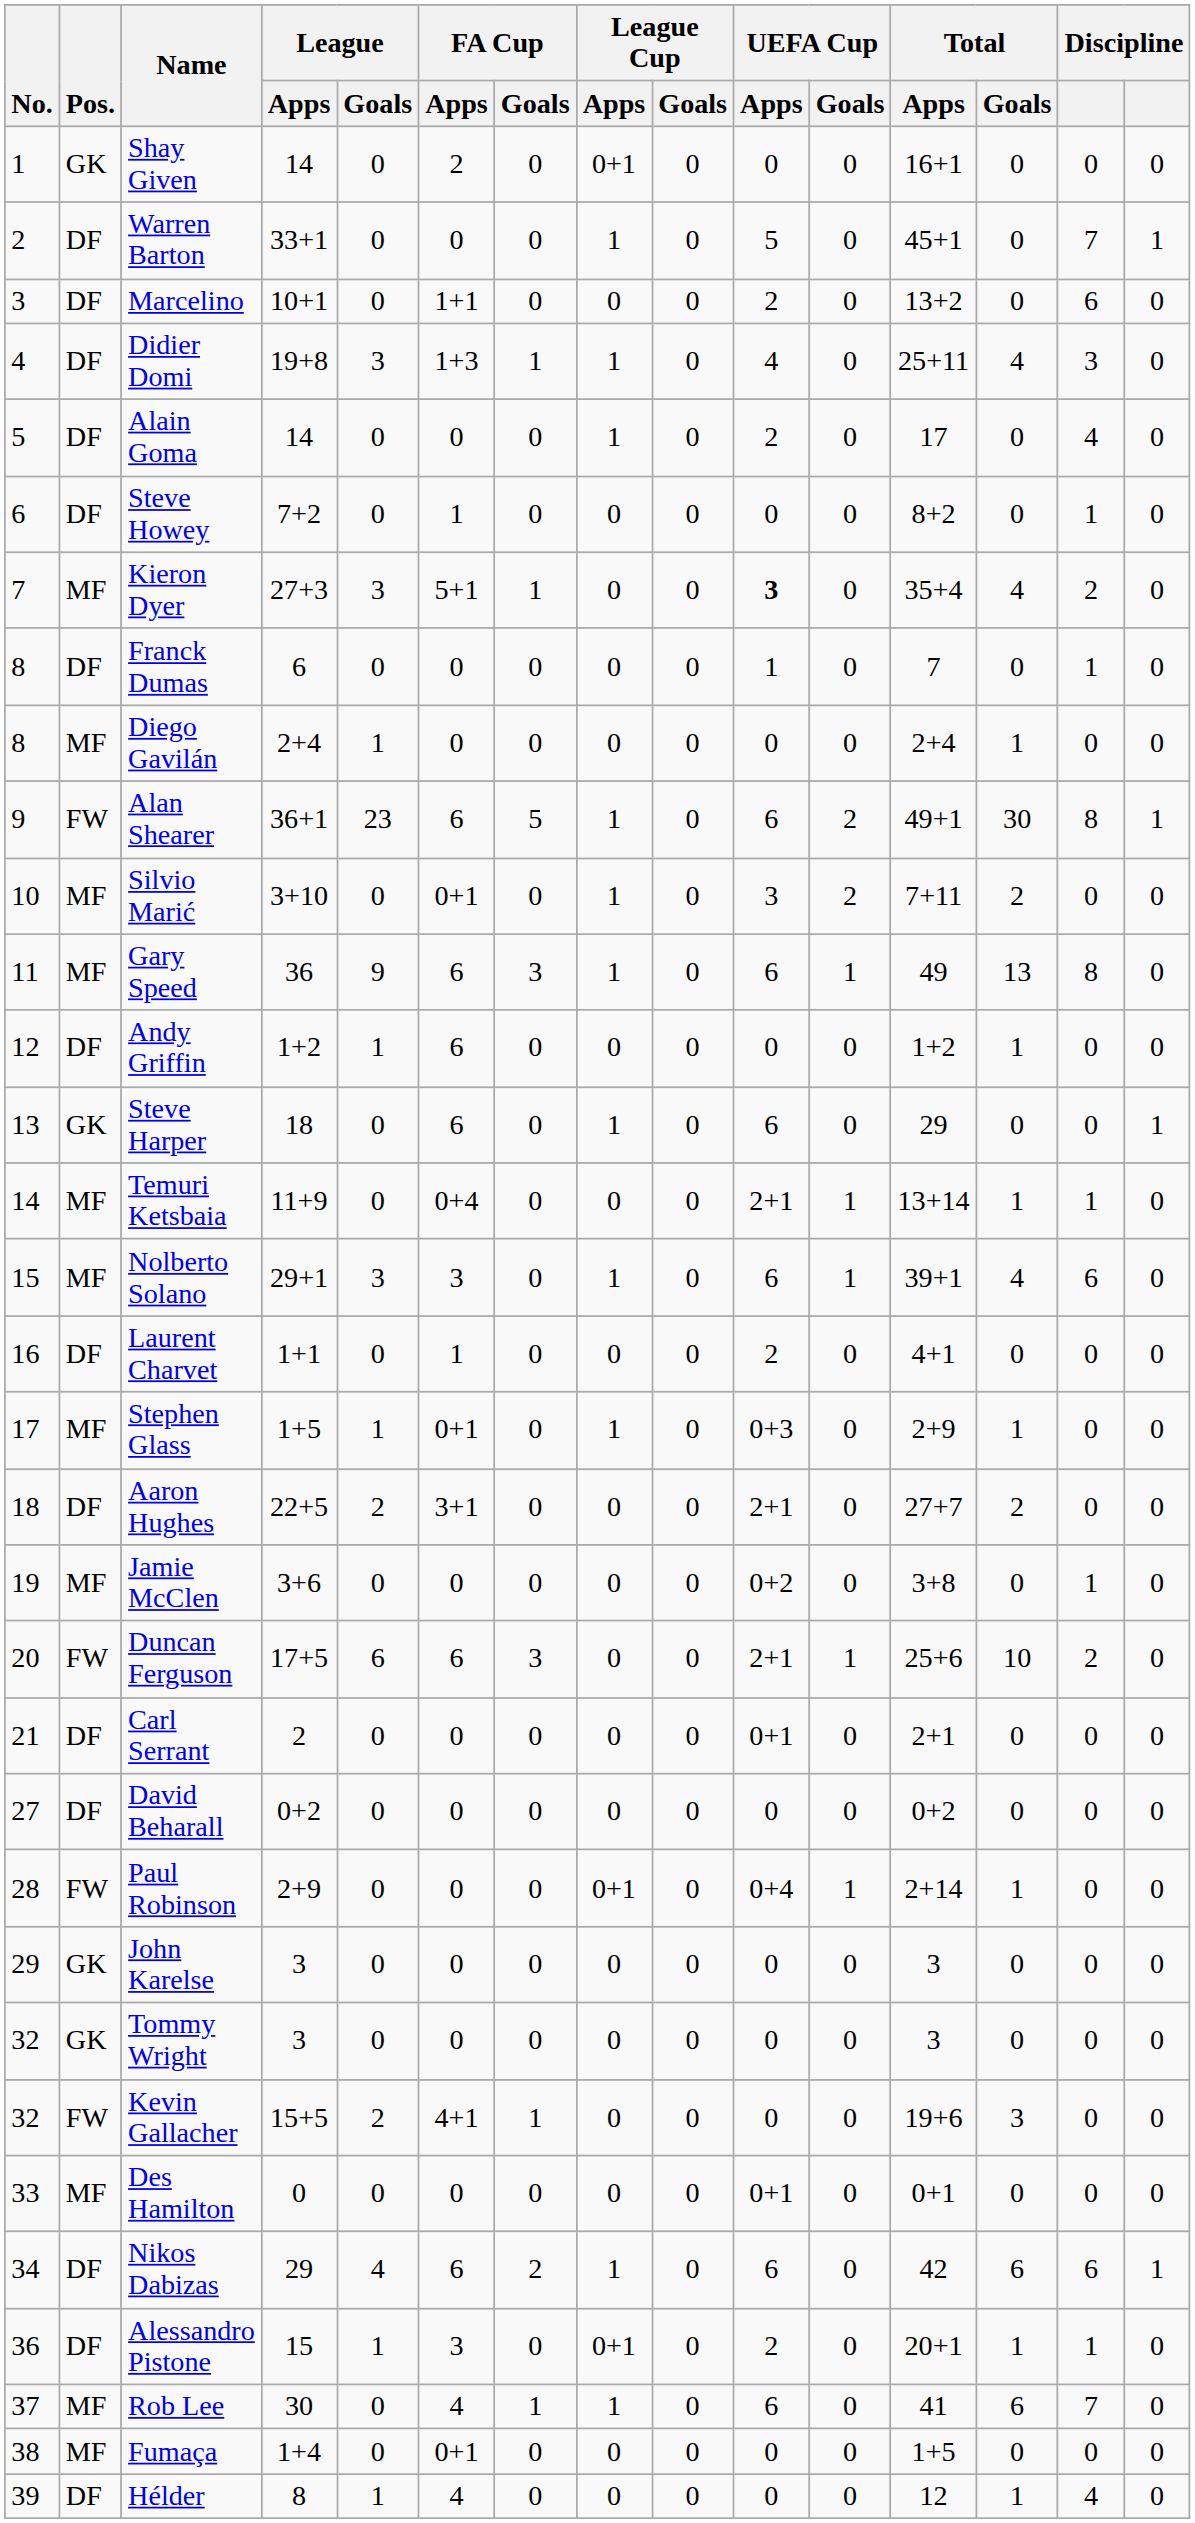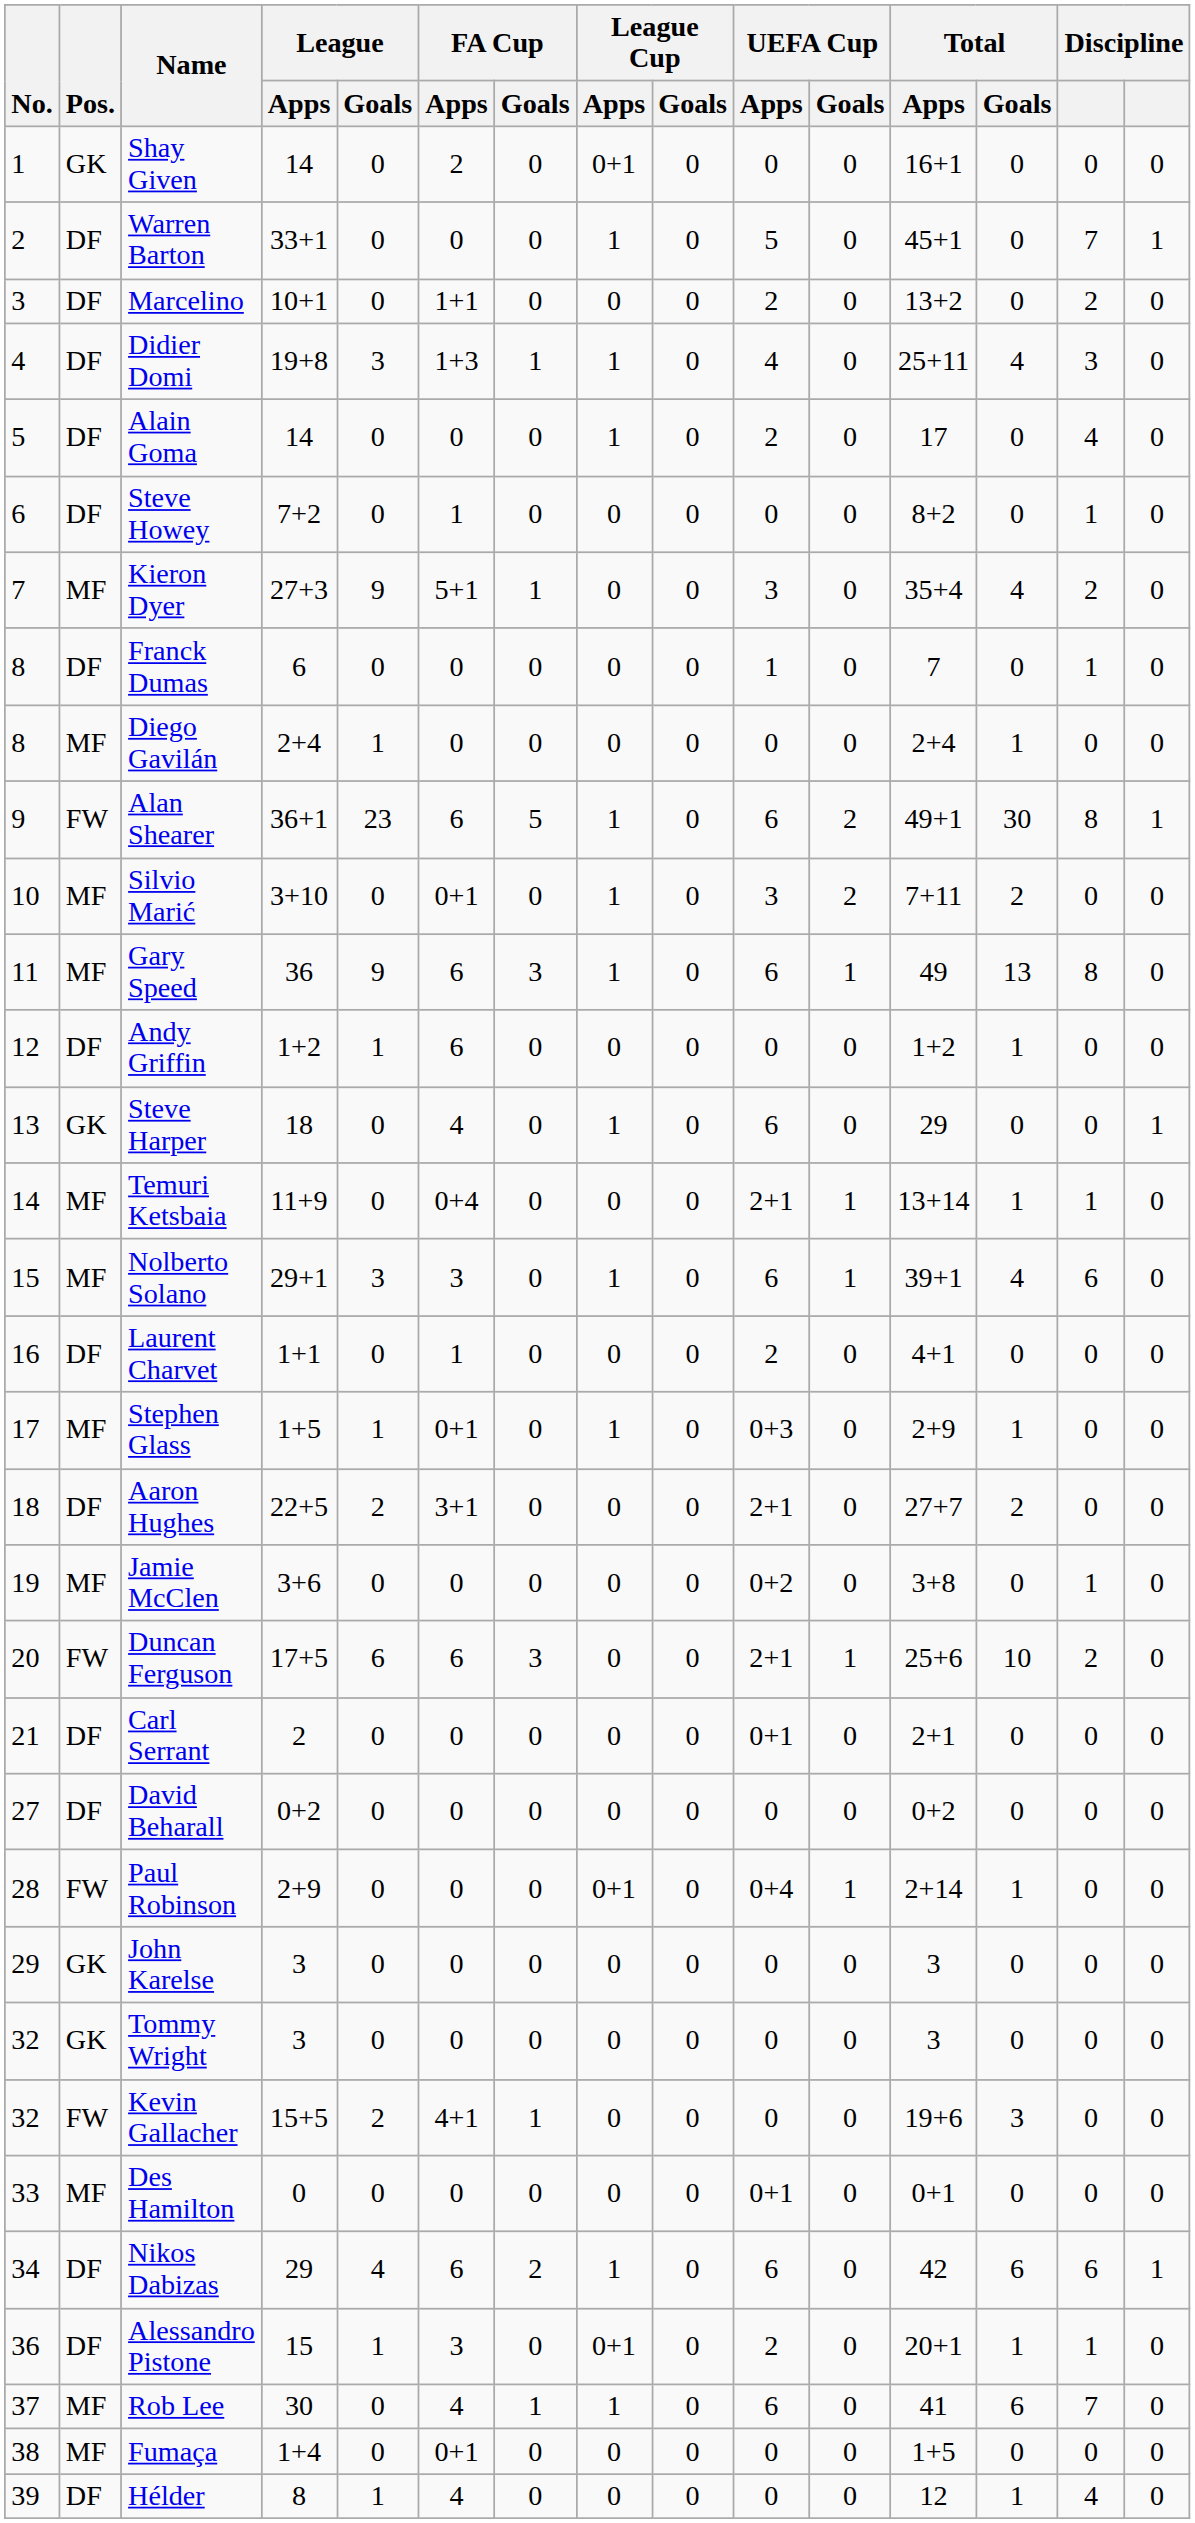(1091, 300) 6 -> (1091, 300) 2
(378, 590) 3 -> (378, 590) 9
(771, 590) bold -> (771, 590) normal
(456, 1124) 6 -> (456, 1124) 4
